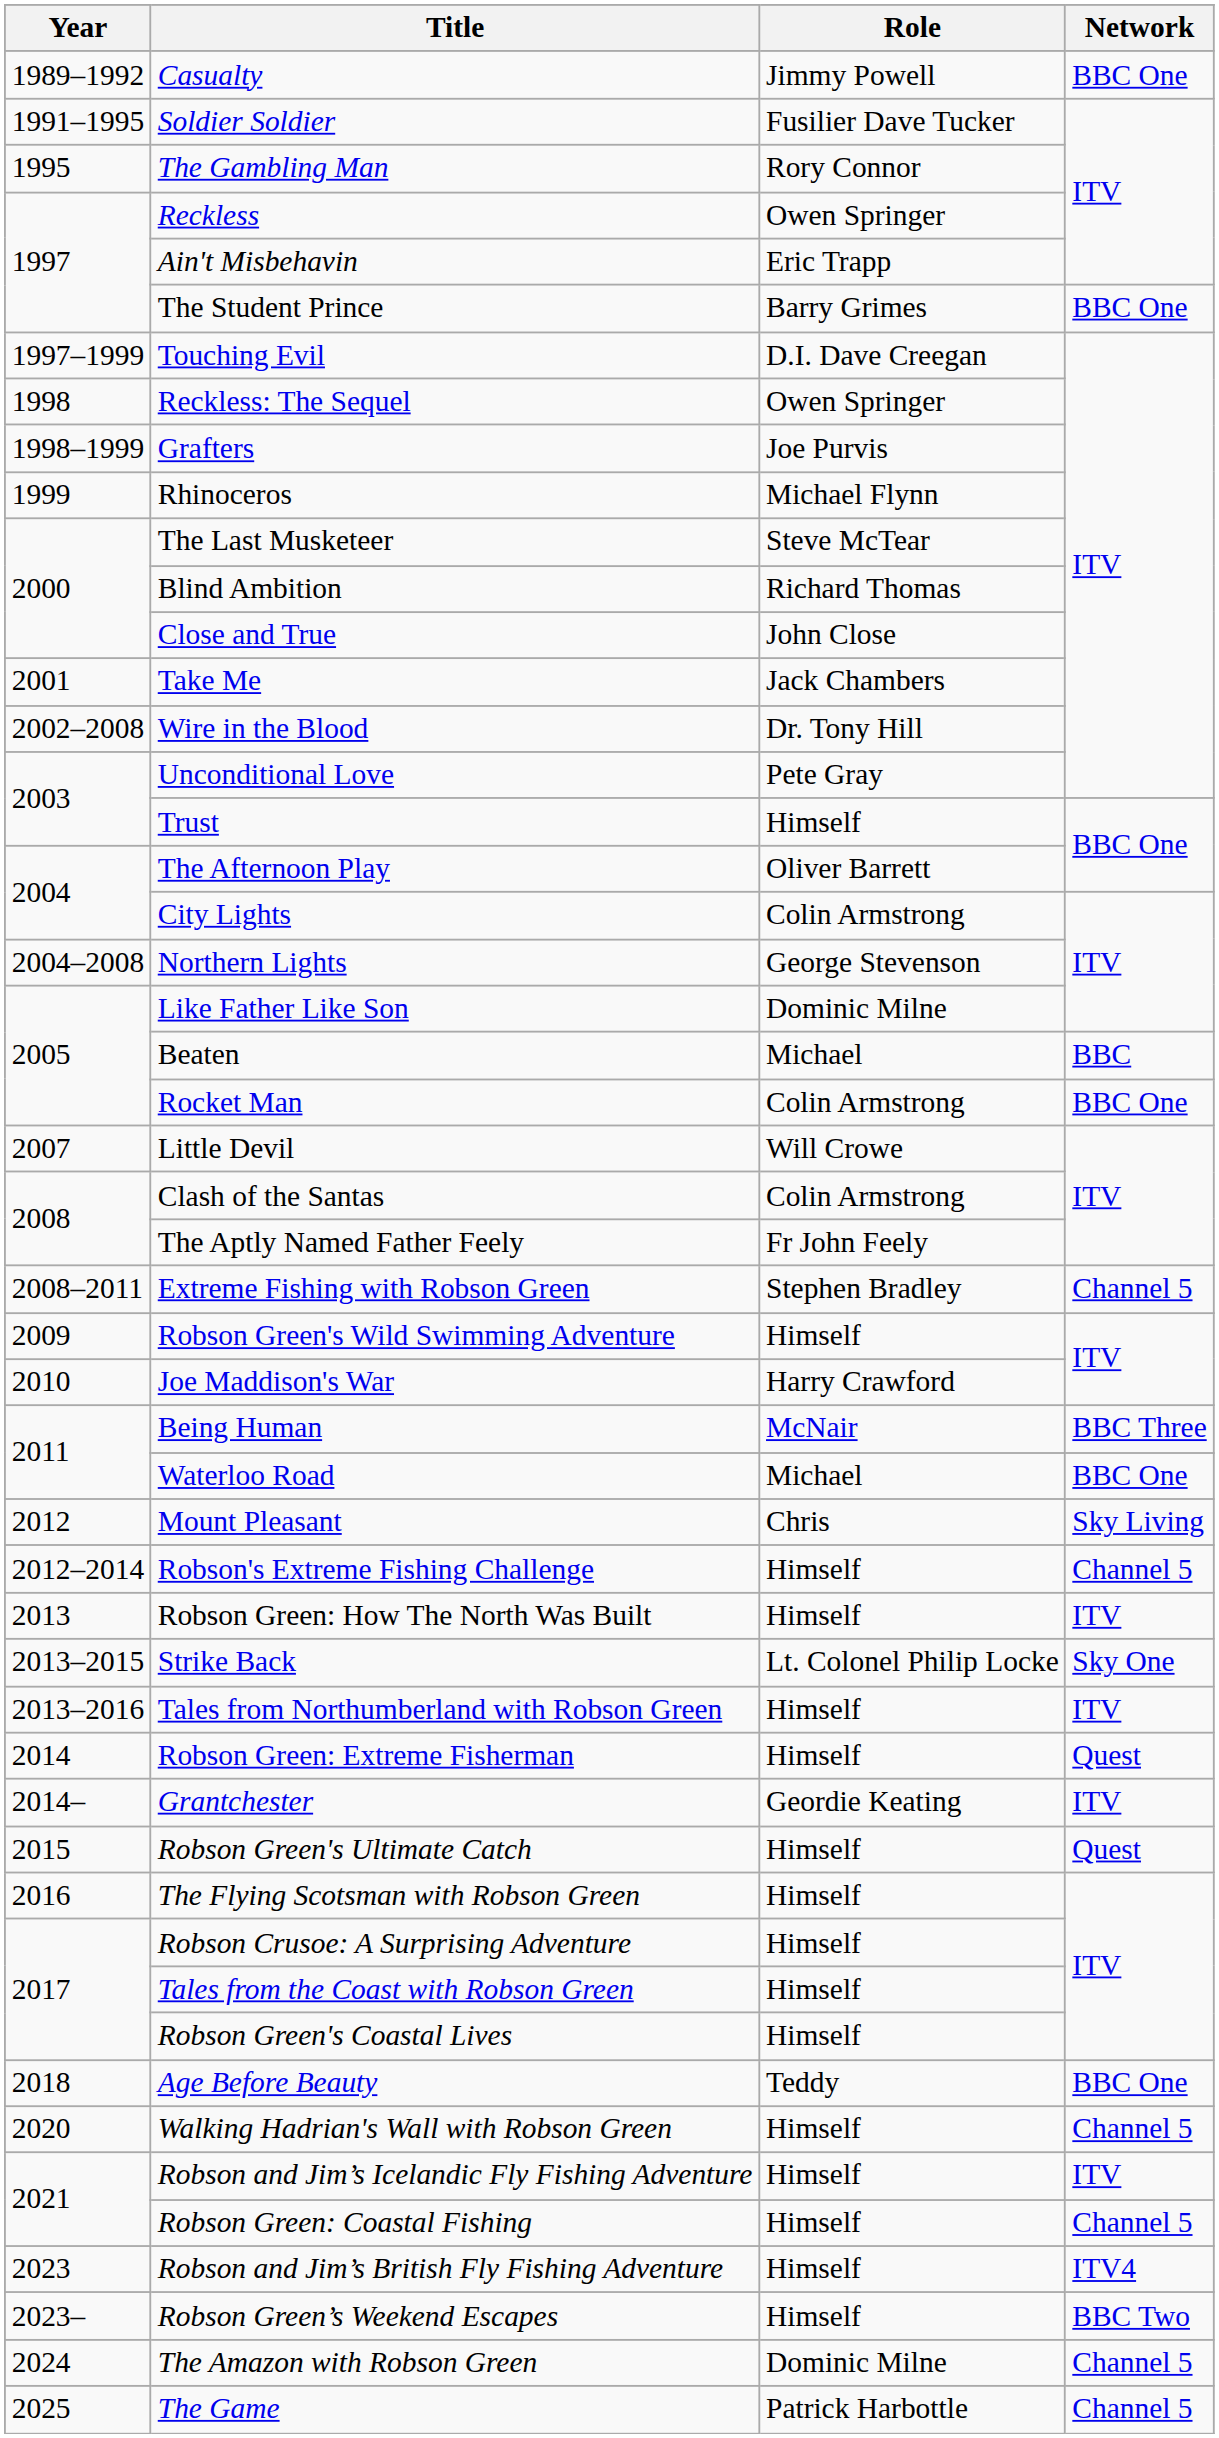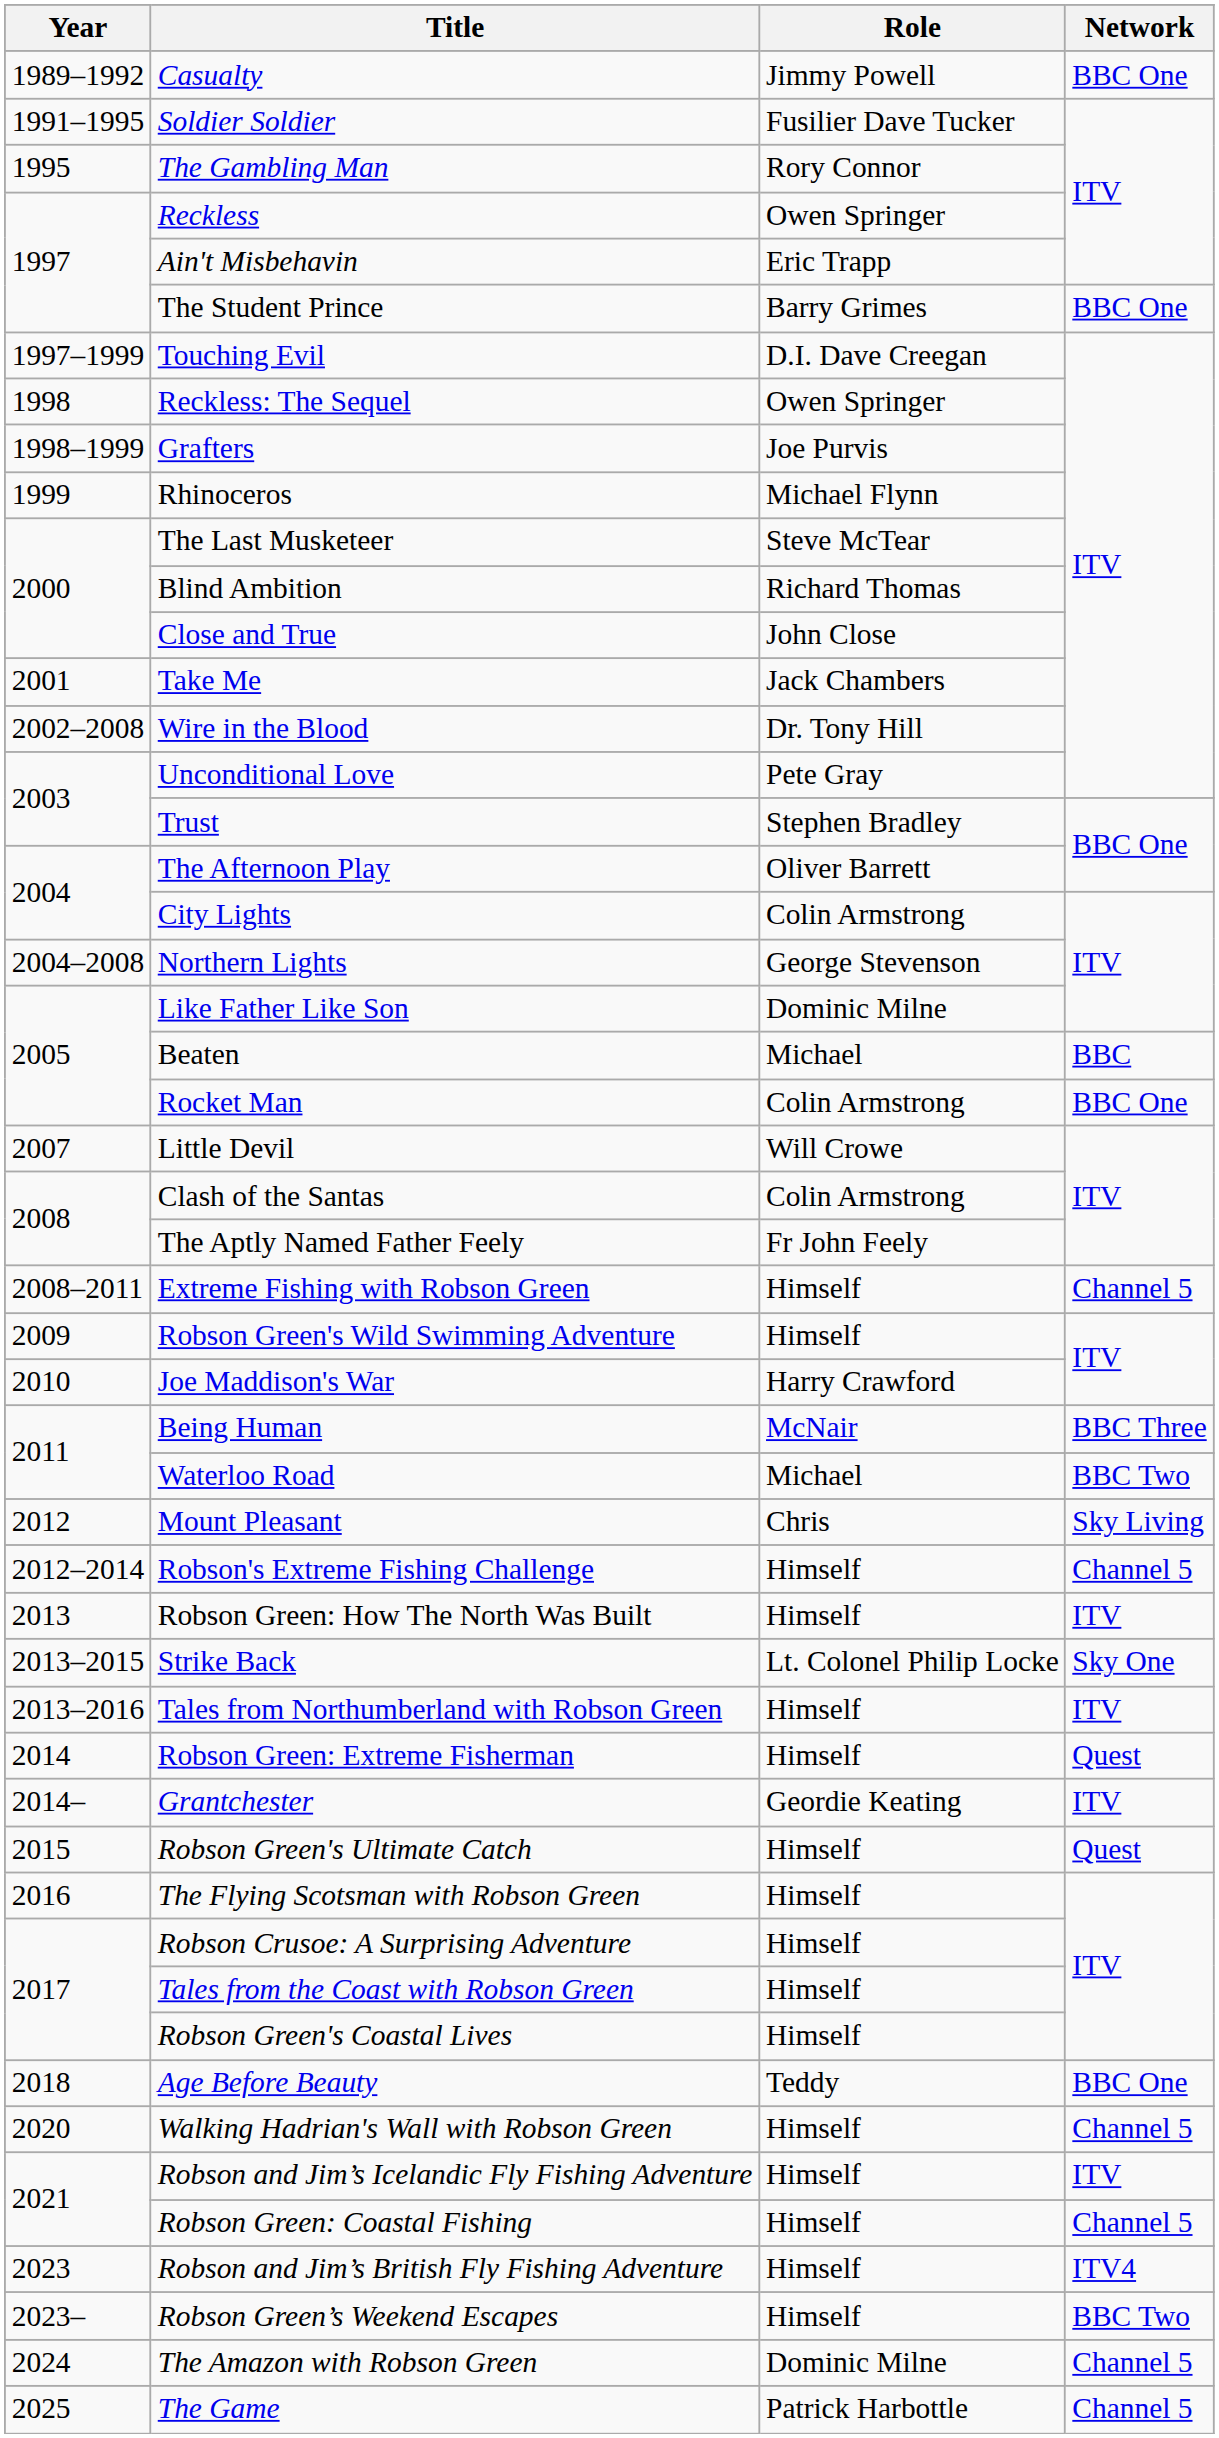(813, 821) Himself -> (864, 821) Stephen Bradley
(864, 1288) Stephen Bradley -> (813, 1288) Himself
(1130, 1475) BBC One -> (1131, 1475) BBC Two
